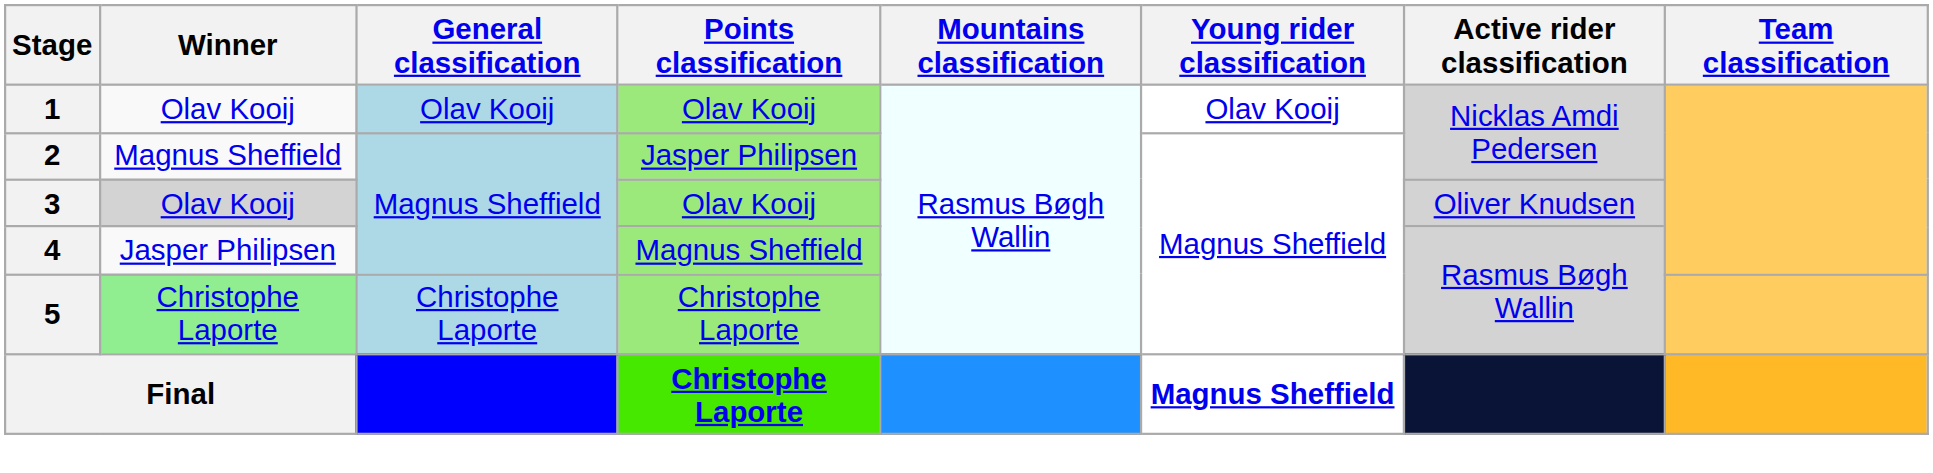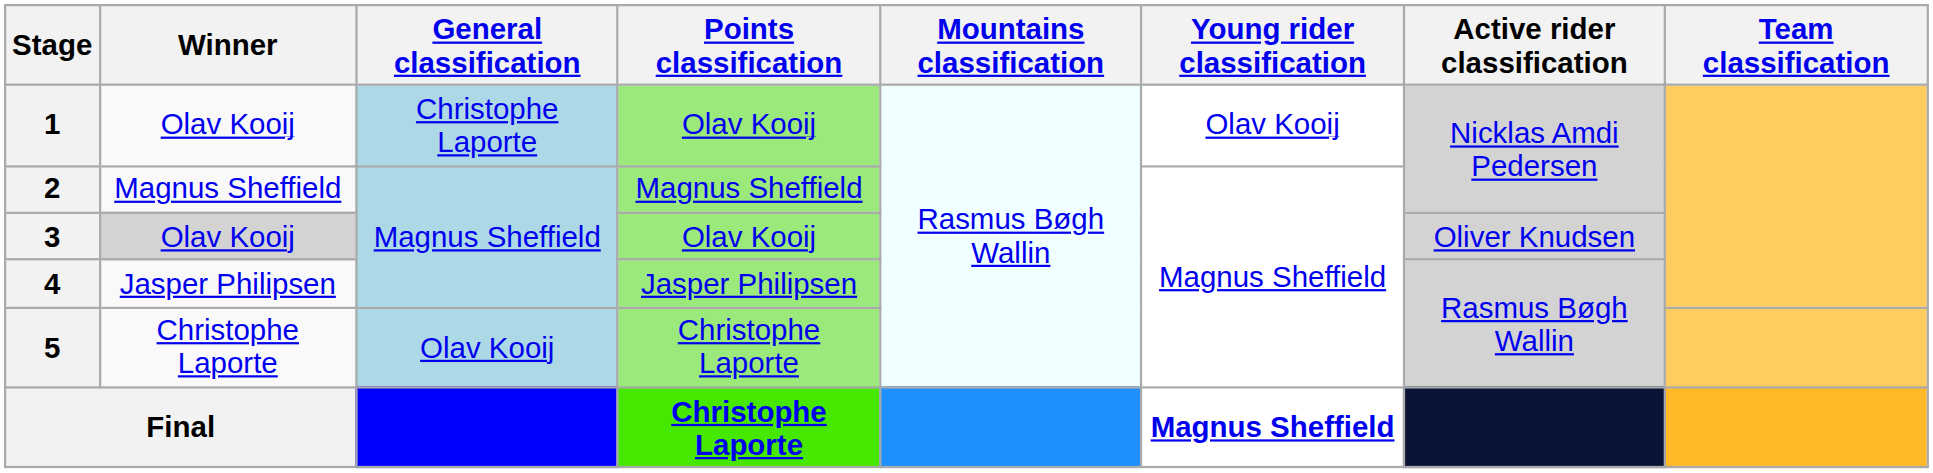(487, 109) Olav Kooij -> (487, 126) Christophe Laporte
(749, 156) Jasper Philipsen -> (749, 189) Magnus Sheffield
(749, 251) Magnus Sheffield -> (749, 284) Jasper Philipsen
(228, 314) lightgreen background -> (228, 347) no background
(487, 314) Christophe Laporte -> (487, 347) Olav Kooij
